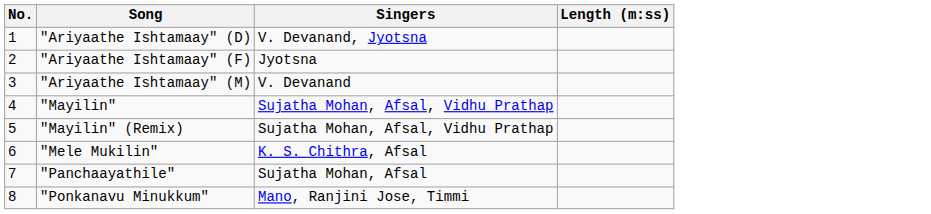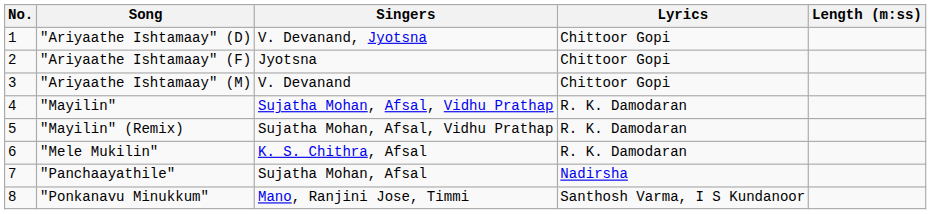+ column: (683, 16)
